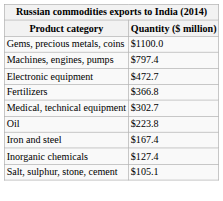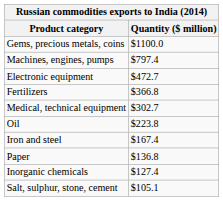+ row: (18, 156)
